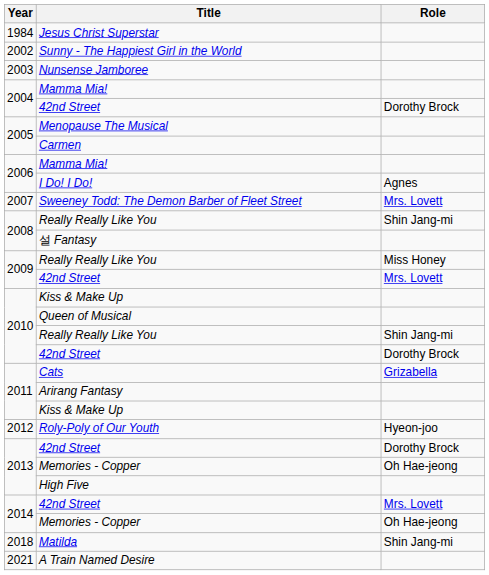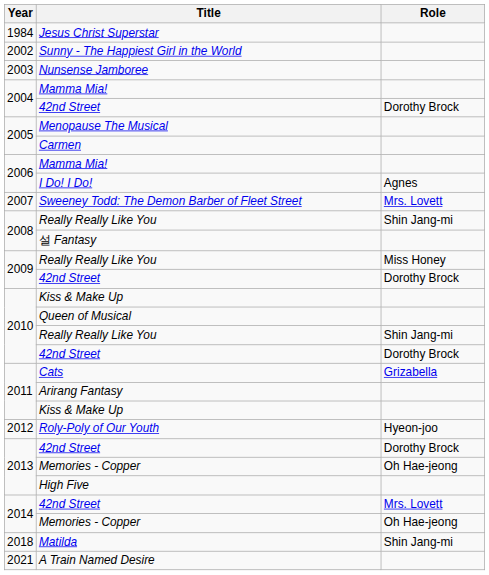(413, 278) Mrs. Lovett -> (421, 278) Dorothy Brock
